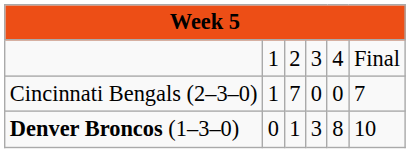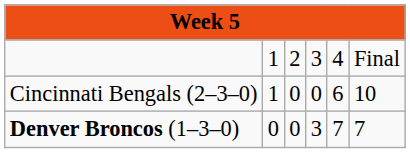(295, 93) 7 -> (295, 93) 0
(338, 93) 0 -> (338, 93) 6
(359, 93) 7 -> (365, 93) 10
(295, 128) 1 -> (295, 128) 0
(338, 128) 8 -> (338, 128) 7
(365, 128) 10 -> (359, 128) 7
